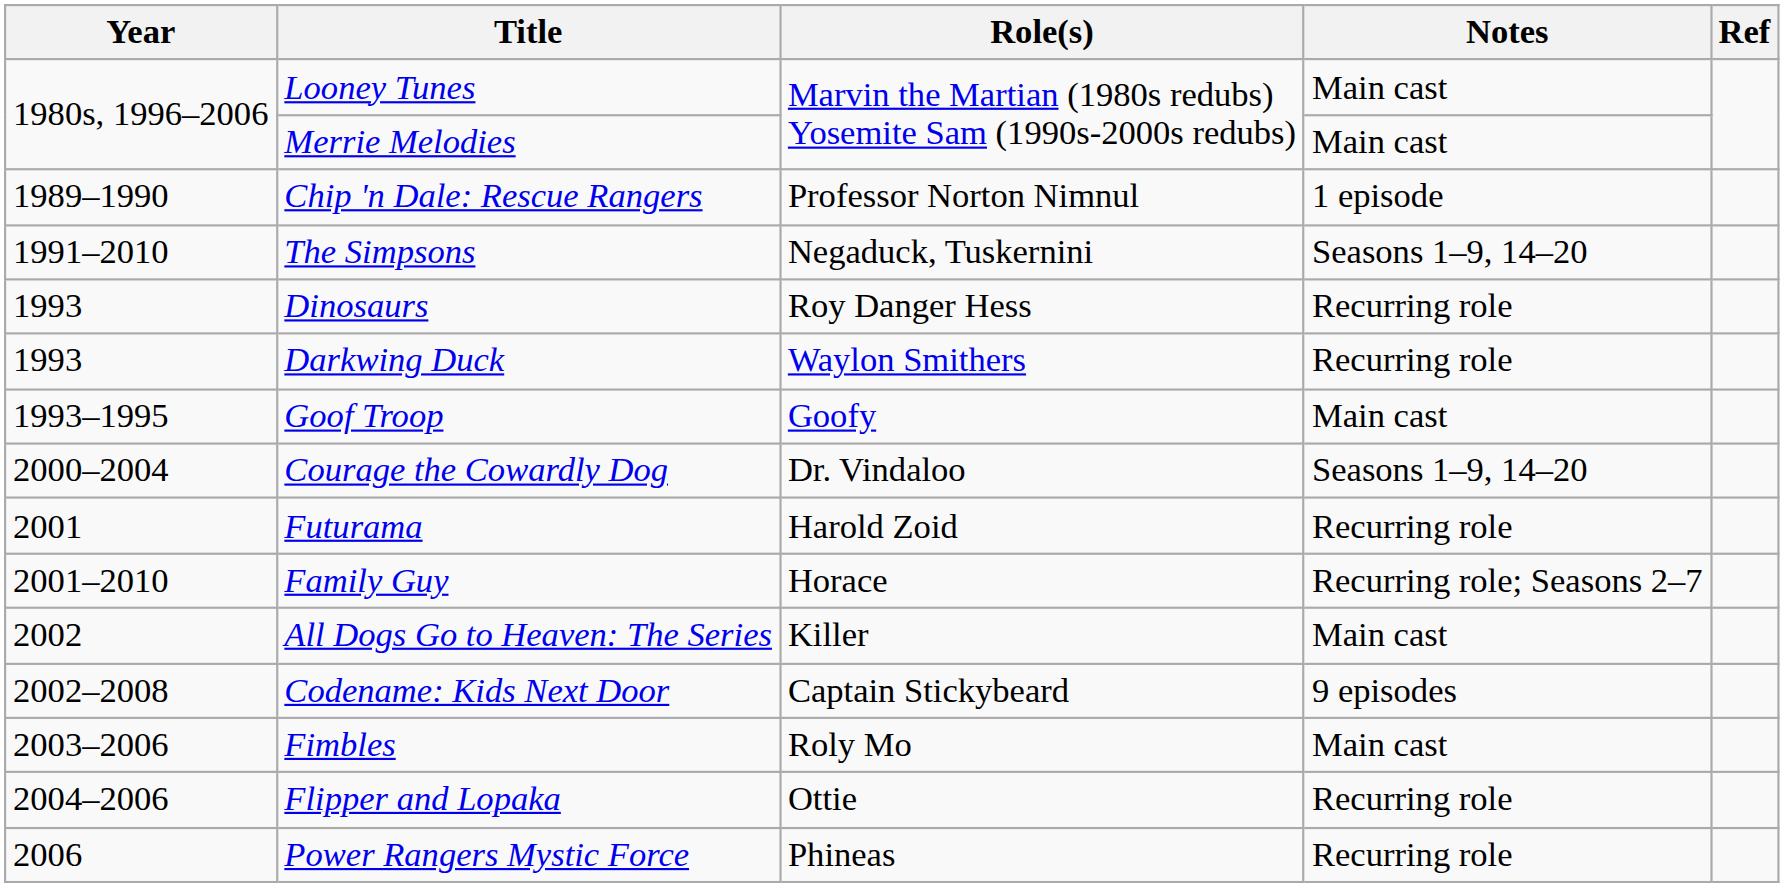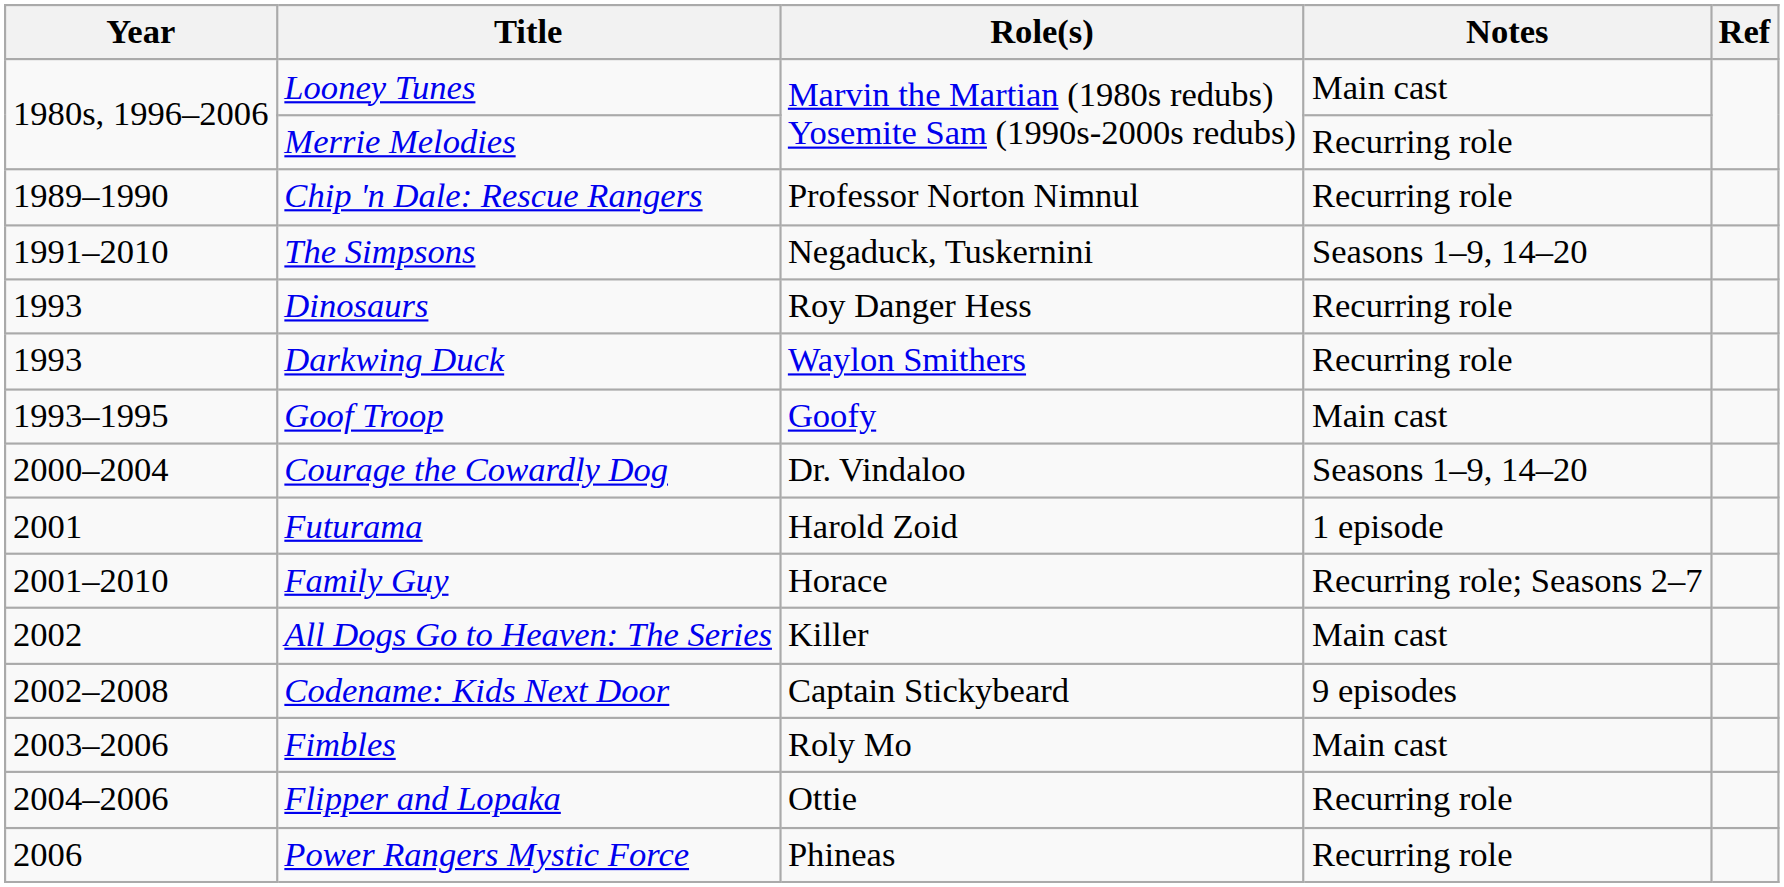(1380, 141) Main cast -> (1412, 141) Recurring role
(1378, 196) 1 episode -> (1412, 196) Recurring role
(1412, 525) Recurring role -> (1378, 525) 1 episode
